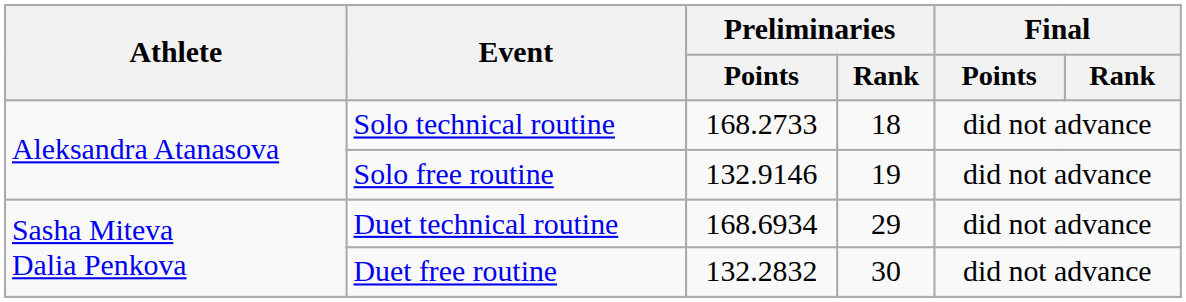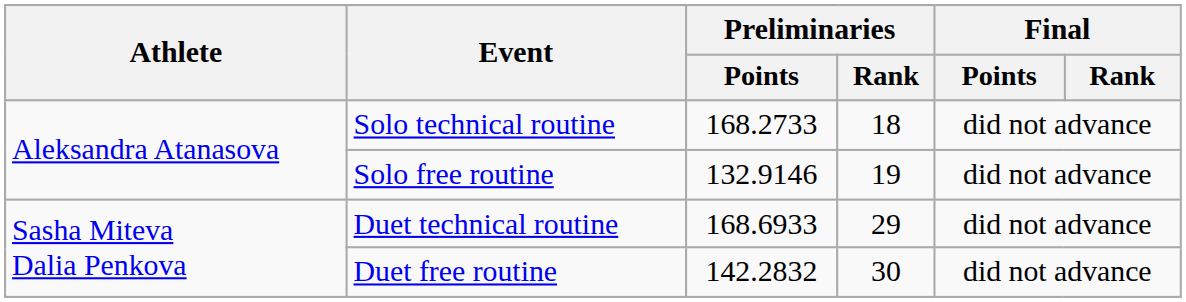(761, 223) 168.6934 -> (761, 223) 168.6933
(761, 272) 132.2832 -> (761, 272) 142.2832
